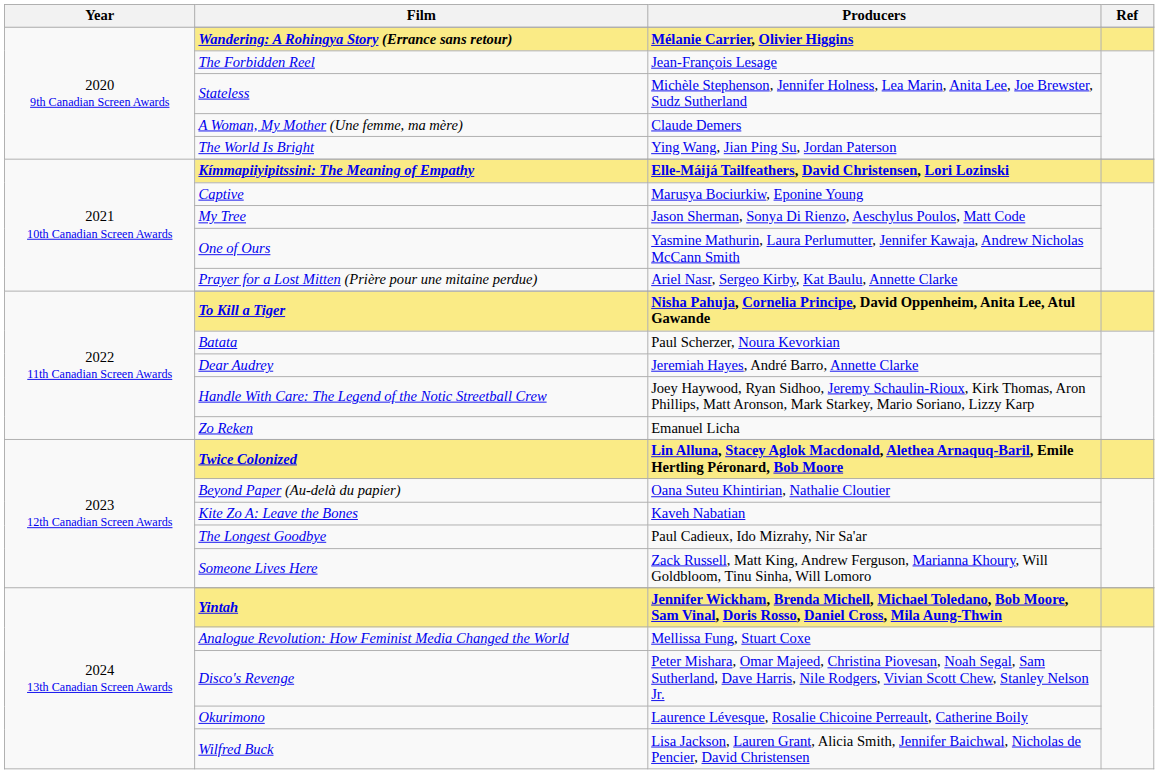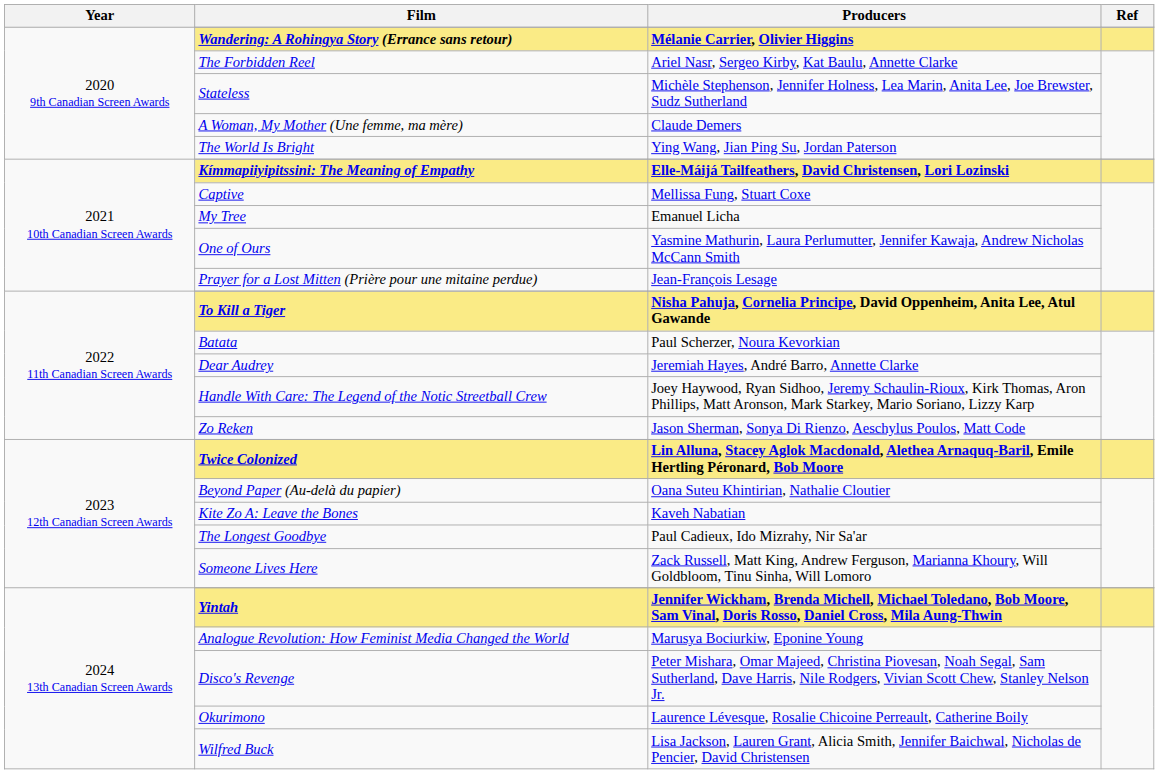(714, 62) Jean-François Lesage -> (804, 62) Ariel Nasr, Sergeo Kirby, Kat Baulu, Annette Clarke
(757, 194) Marusya Bociurkiw, Eponine Young -> (731, 194) Mellissa Fung, Stuart Coxe
(838, 217) Jason Sherman, Sonya Di Rienzo, Aeschylus Poulos, Matt Code -> (695, 217) Emanuel Licha
(804, 279) Ariel Nasr, Sergeo Kirby, Kat Baulu, Annette Clarke -> (714, 279) Jean-François Lesage
(695, 427) Emanuel Licha -> (838, 427) Jason Sherman, Sonya Di Rienzo, Aeschylus Poulos, Matt Code
(731, 638) Mellissa Fung, Stuart Coxe -> (757, 638) Marusya Bociurkiw, Eponine Young
